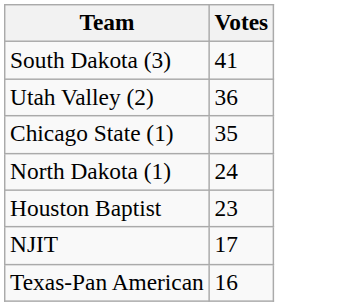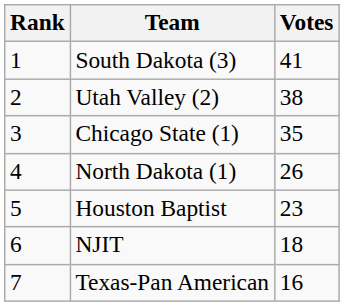+ column: (37, 23)
(226, 97) 36 -> (291, 97) 38
(226, 171) 24 -> (291, 171) 26
(226, 245) 17 -> (291, 245) 18
